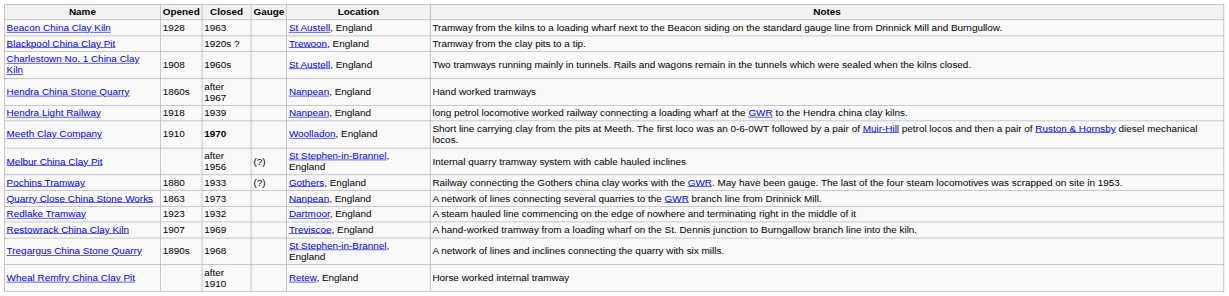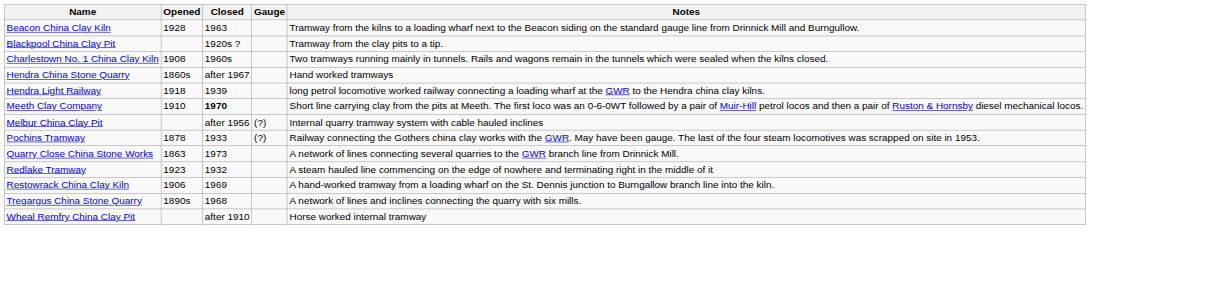- column: (358, 12)
(174, 182) 1880 -> (174, 138) 1878
(174, 230) 1907 -> (174, 185) 1906
